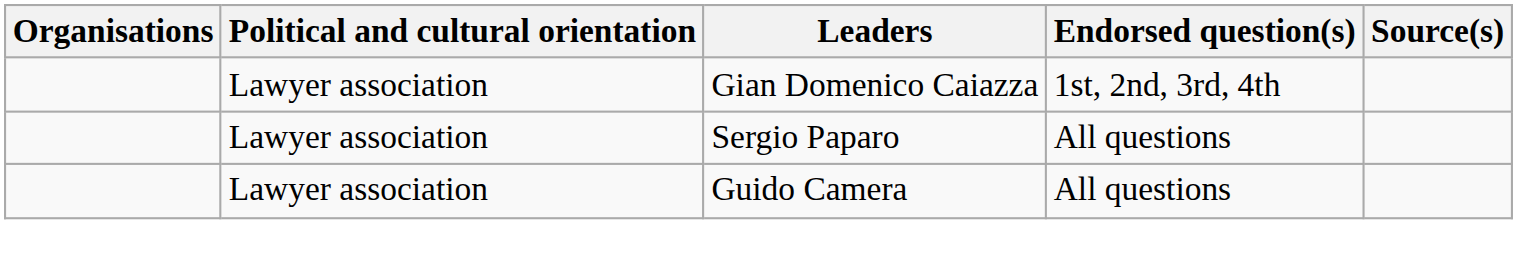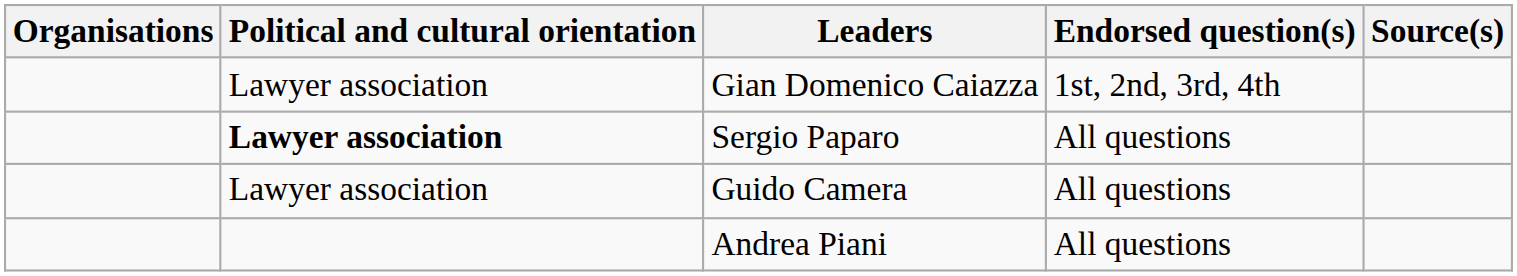(358, 137) normal -> (366, 137) bold
+ row: (799, 243)
